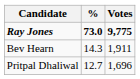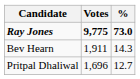columns swapped: (120, 14) <-> (93, 14)
